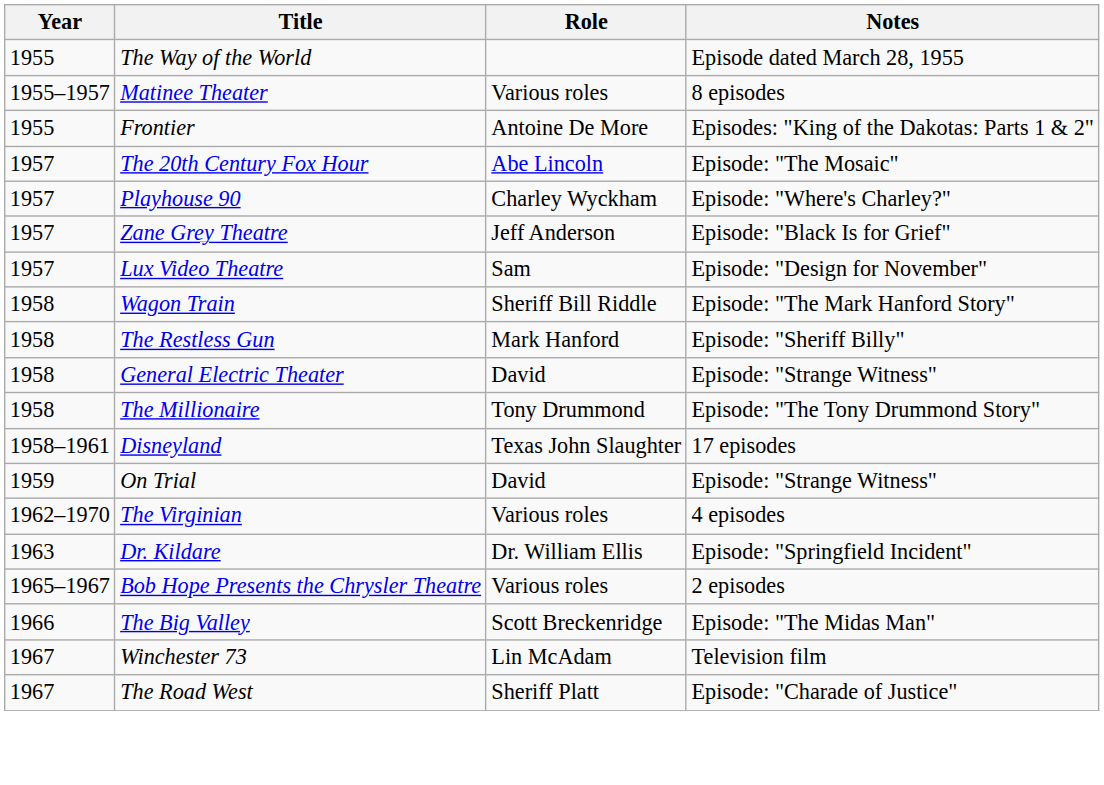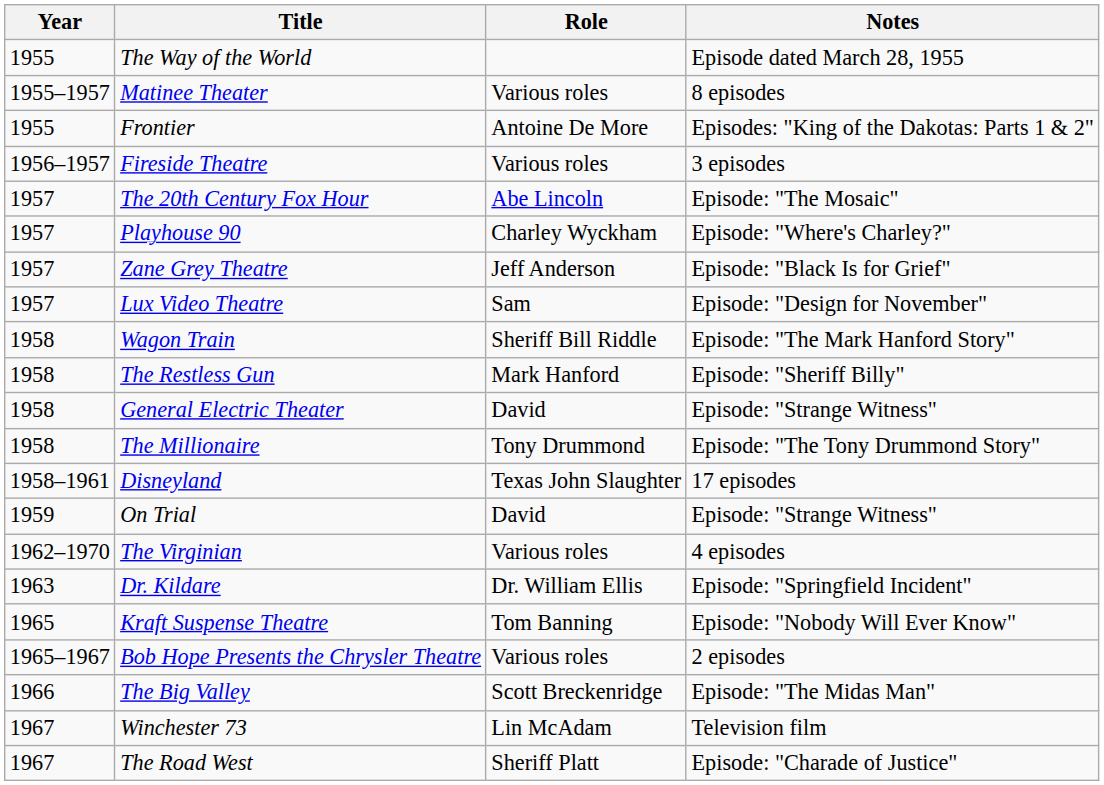+ row: (194, 163)
+ row: (224, 621)
